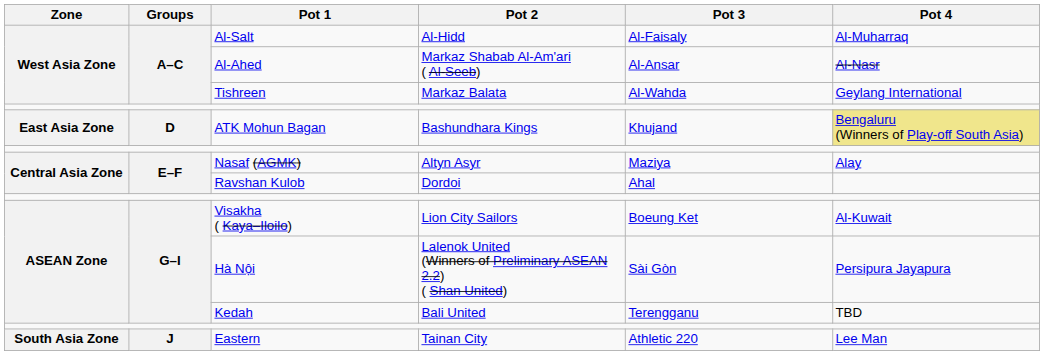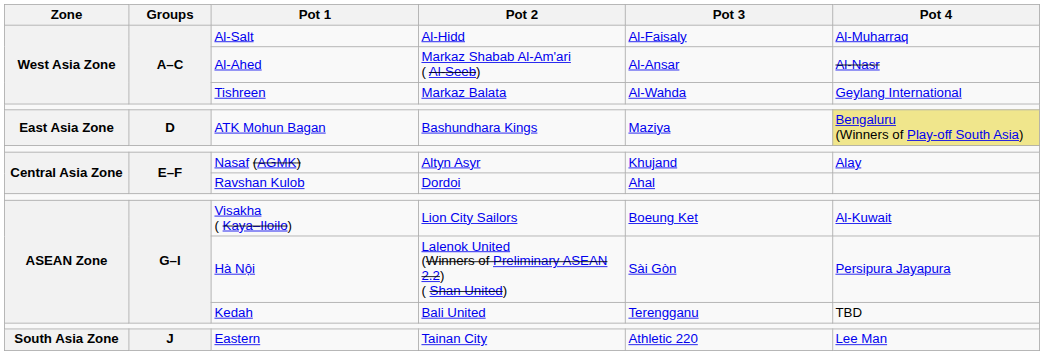(653, 127) Khujand -> (649, 127) Maziya
(649, 162) Maziya -> (653, 162) Khujand
